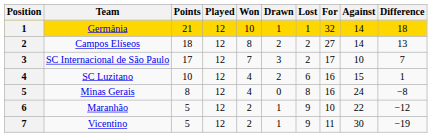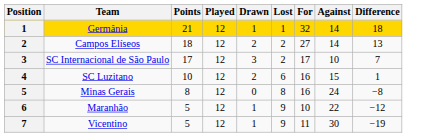- column: (249, 12)
